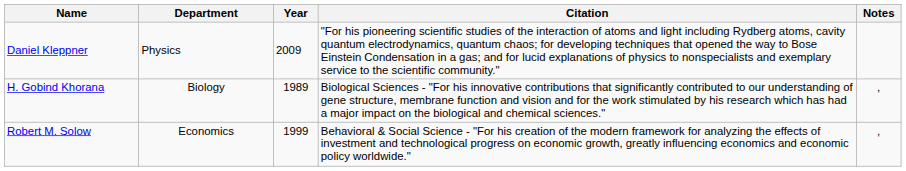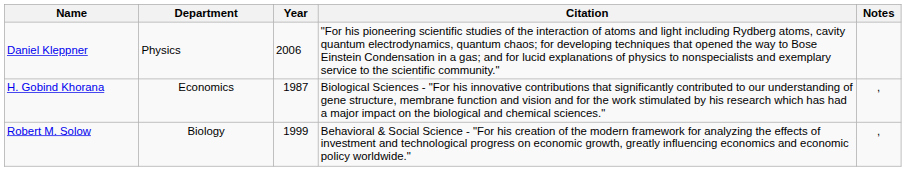(289, 50) 2009 -> (289, 50) 2006
(206, 87) Biology -> (206, 87) Economics
(296, 87) 1989 -> (296, 87) 1987
(206, 131) Economics -> (206, 131) Biology
